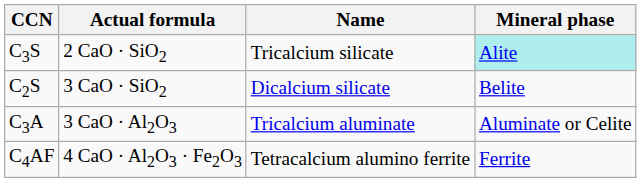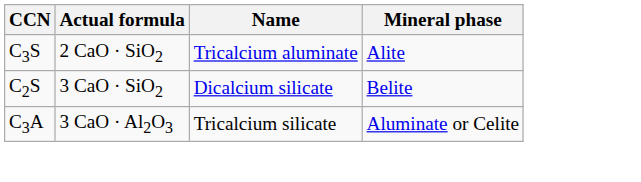(322, 52) Tricalcium silicate -> (276, 52) Tricalcium aluminate
(498, 52) paleturquoise background -> (386, 52) no background
(333, 123) Tricalcium aluminate -> (265, 123) Tricalcium silicate
- row: (32, 159)
